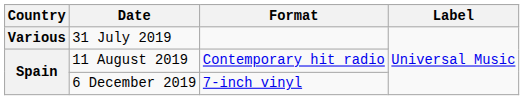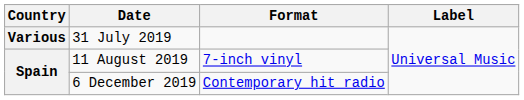(294, 61) Contemporary hit radio -> (252, 61) 7-inch vinyl
(252, 83) 7-inch vinyl -> (294, 83) Contemporary hit radio
